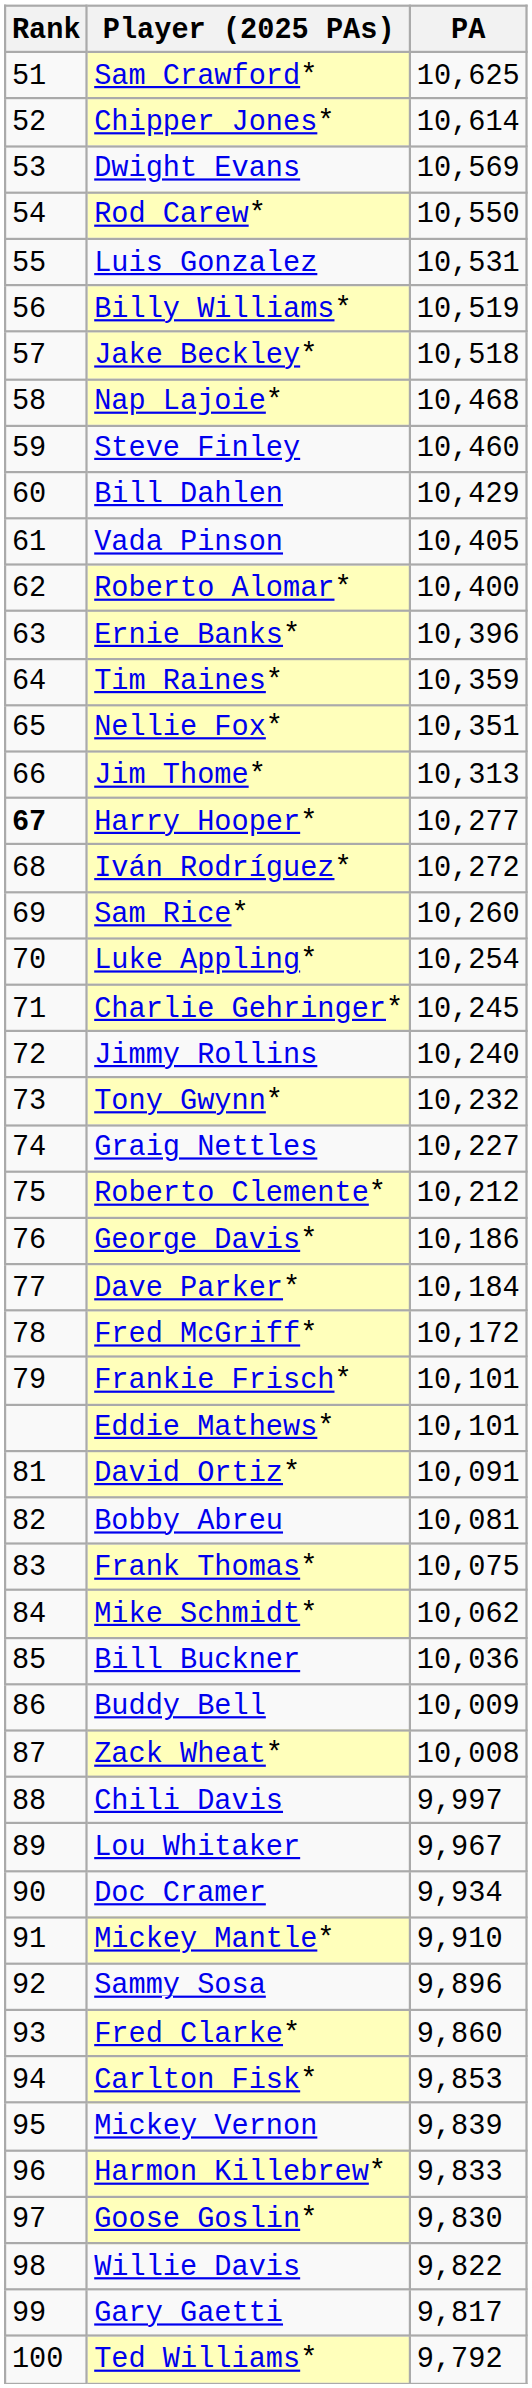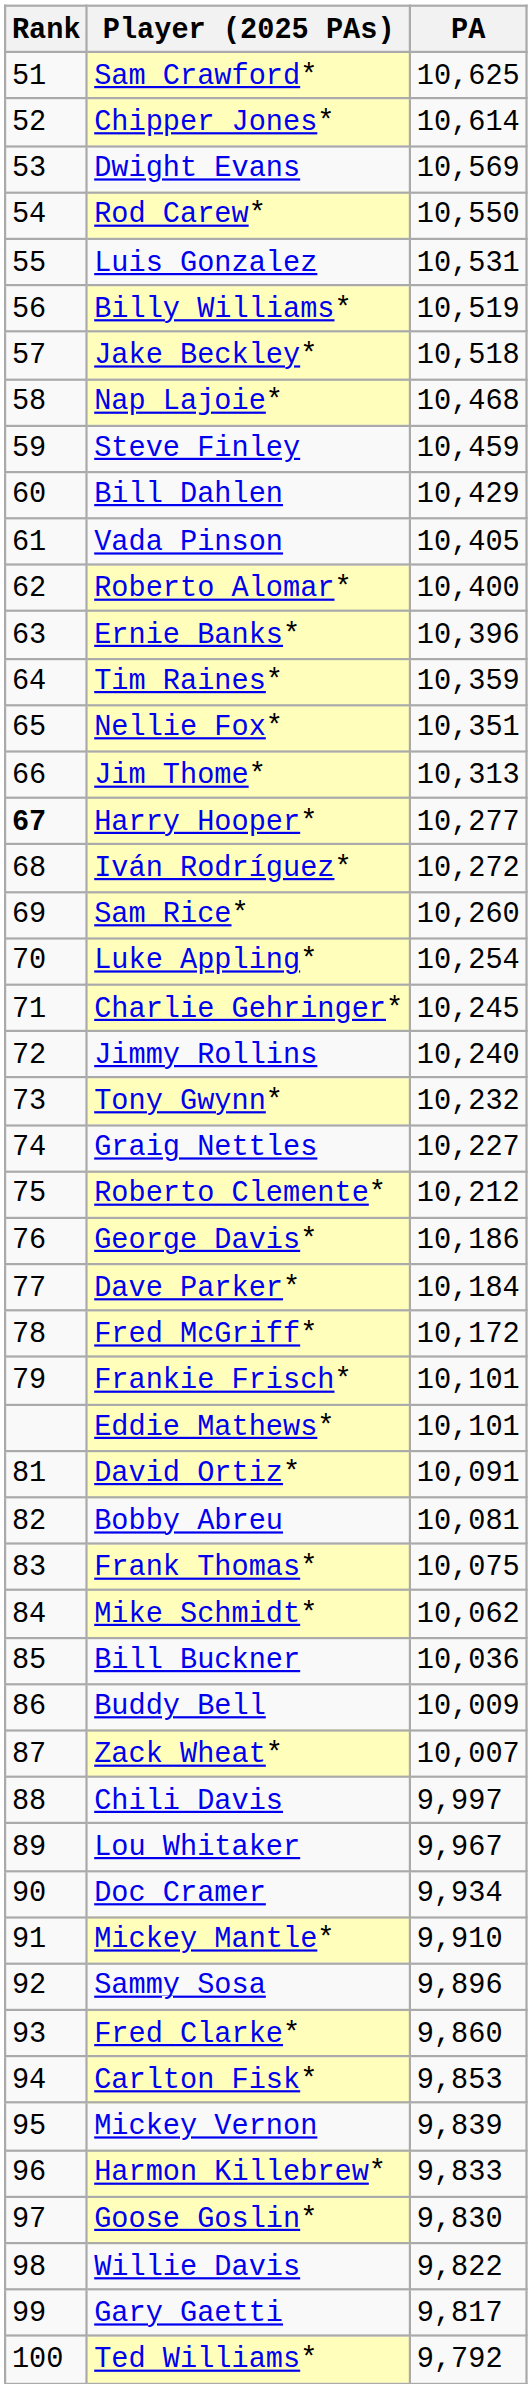(468, 449) 10,460 -> (468, 449) 10,459
(468, 1754) 10,008 -> (468, 1754) 10,007
